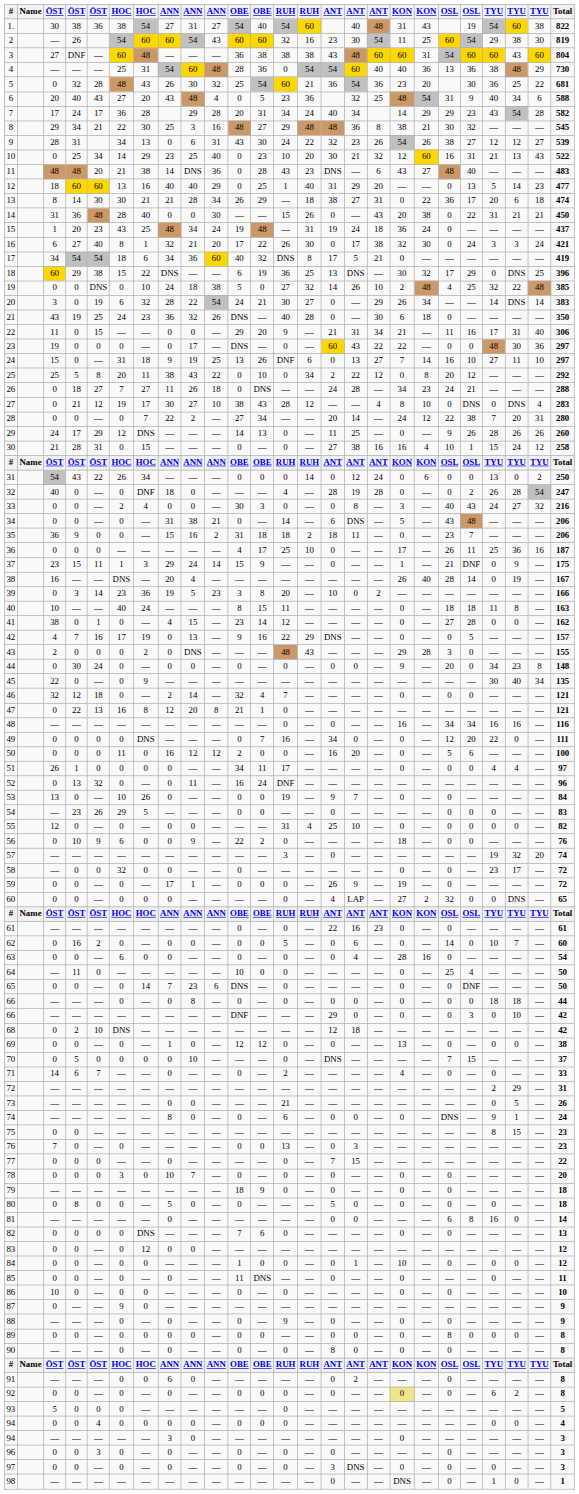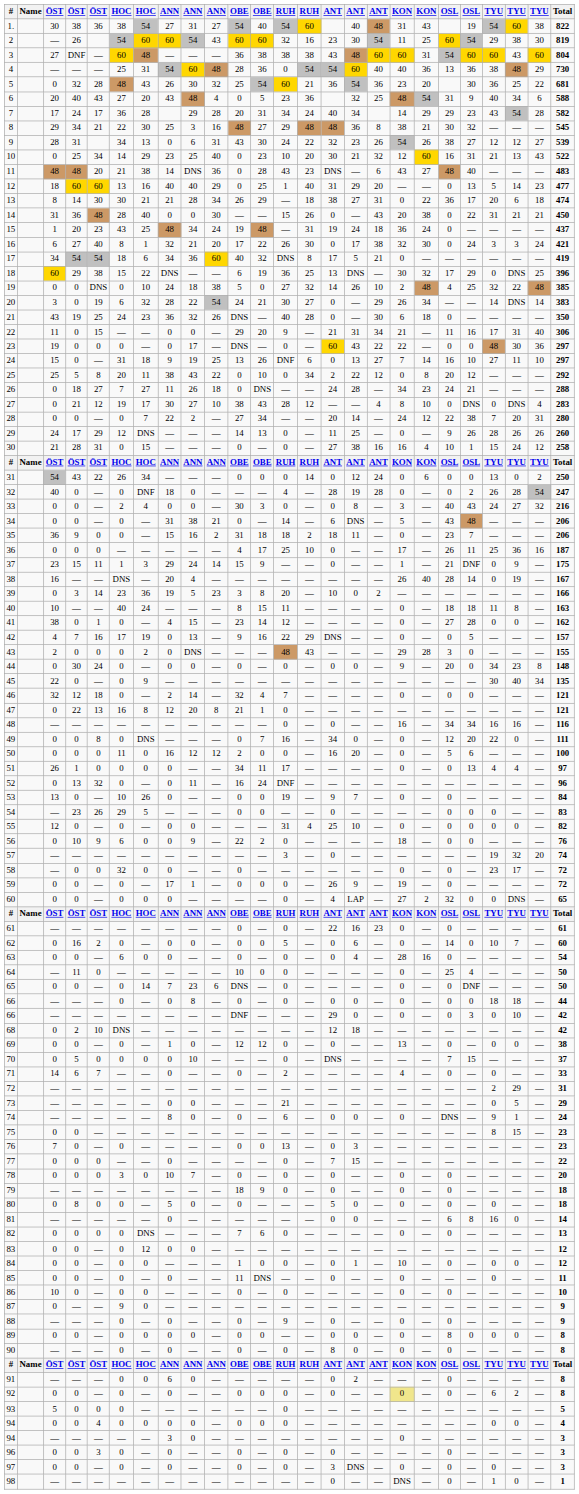(98, 739) 0 -> (98, 739) 8
(471, 768) 0 -> (471, 768) 13
(563, 1103) 26 -> (563, 1103) 29
